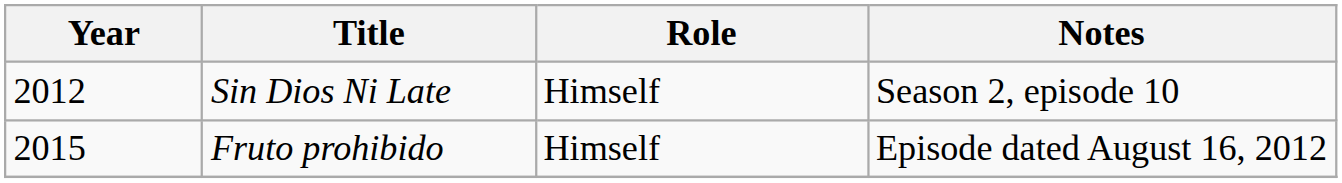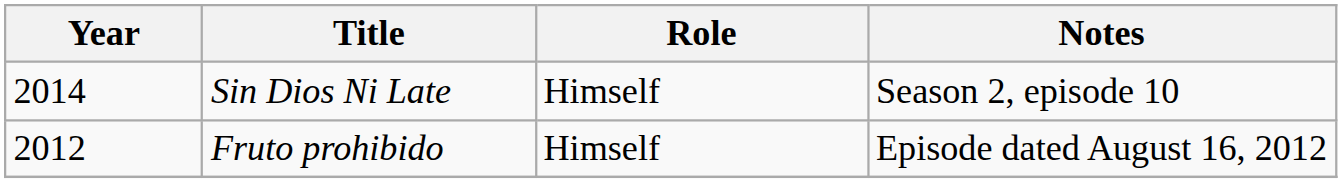(50, 90) 2012 -> (50, 90) 2014
(50, 147) 2015 -> (50, 147) 2012
